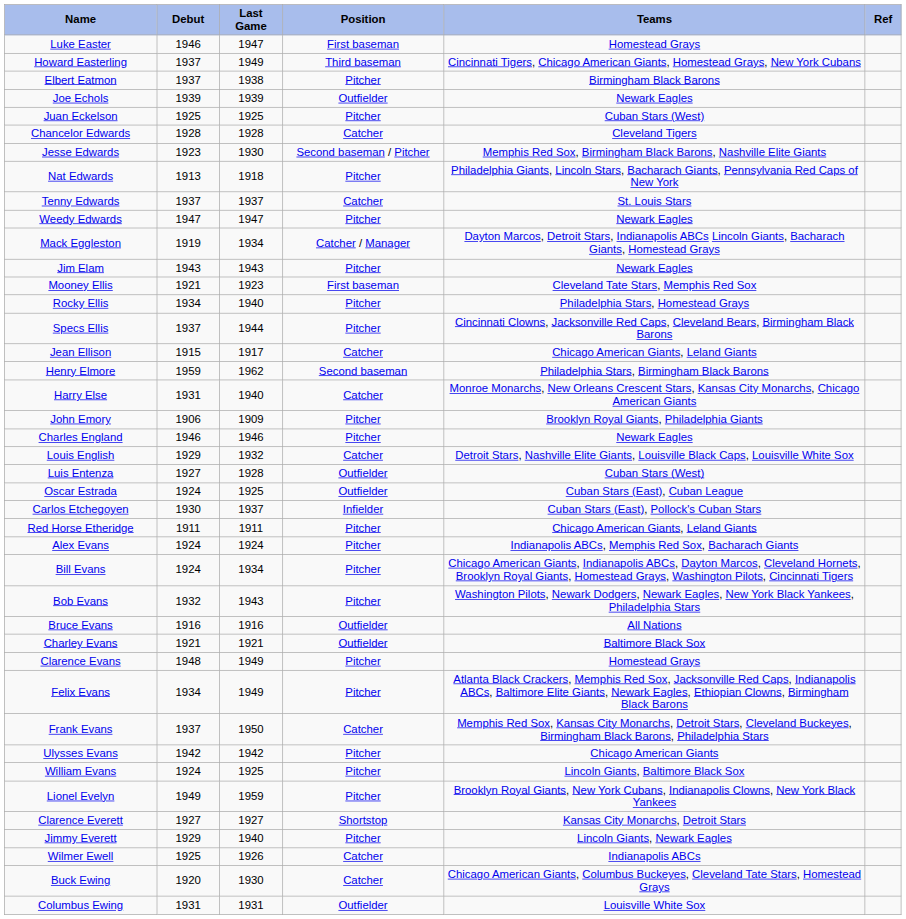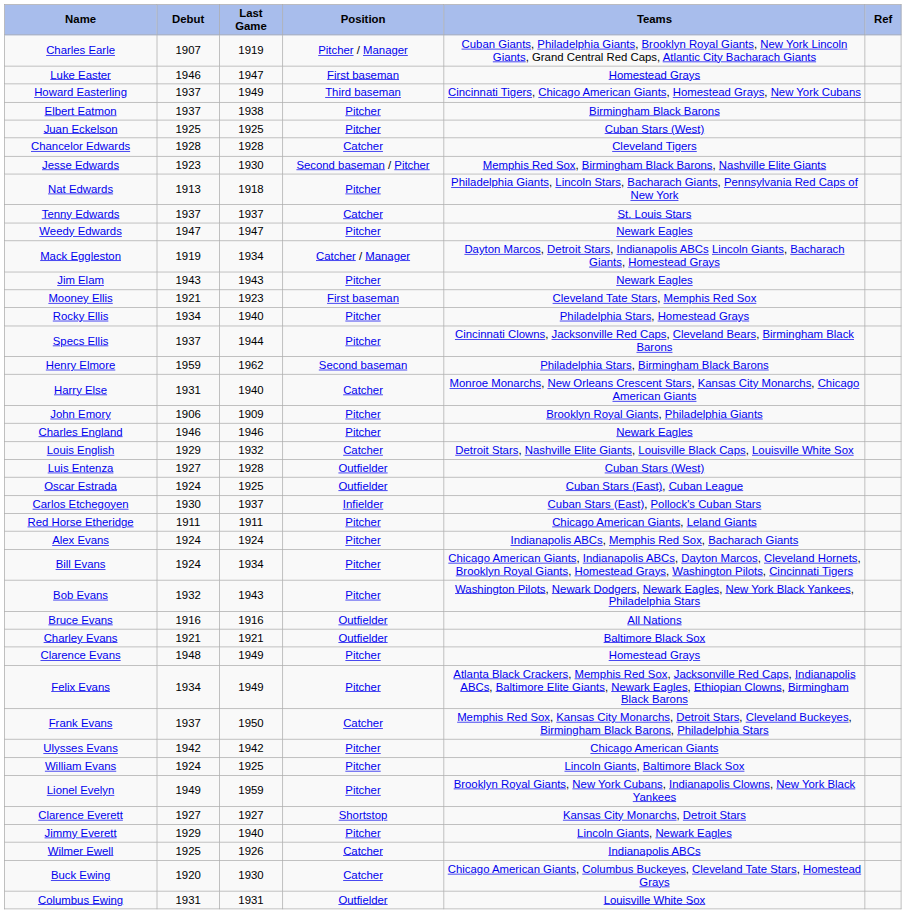+ row: (81, 50)
- row: (81, 98)
- row: (81, 352)
